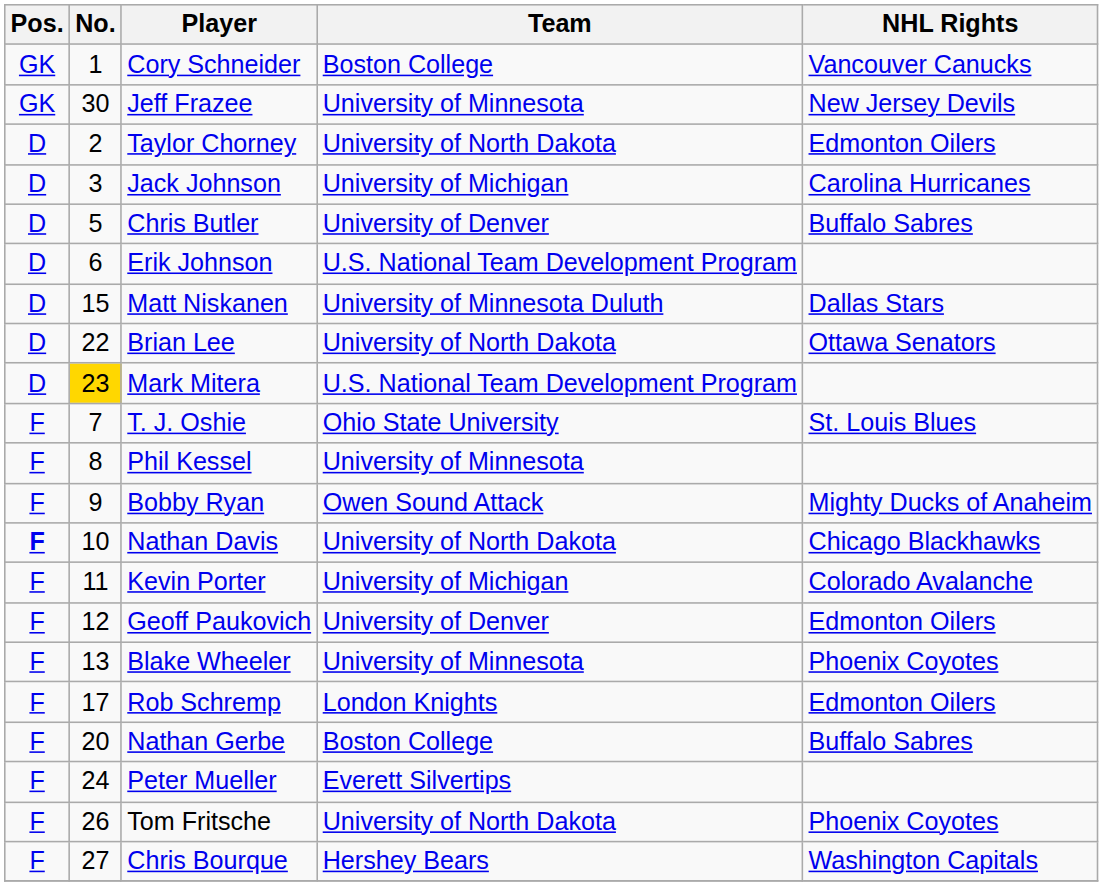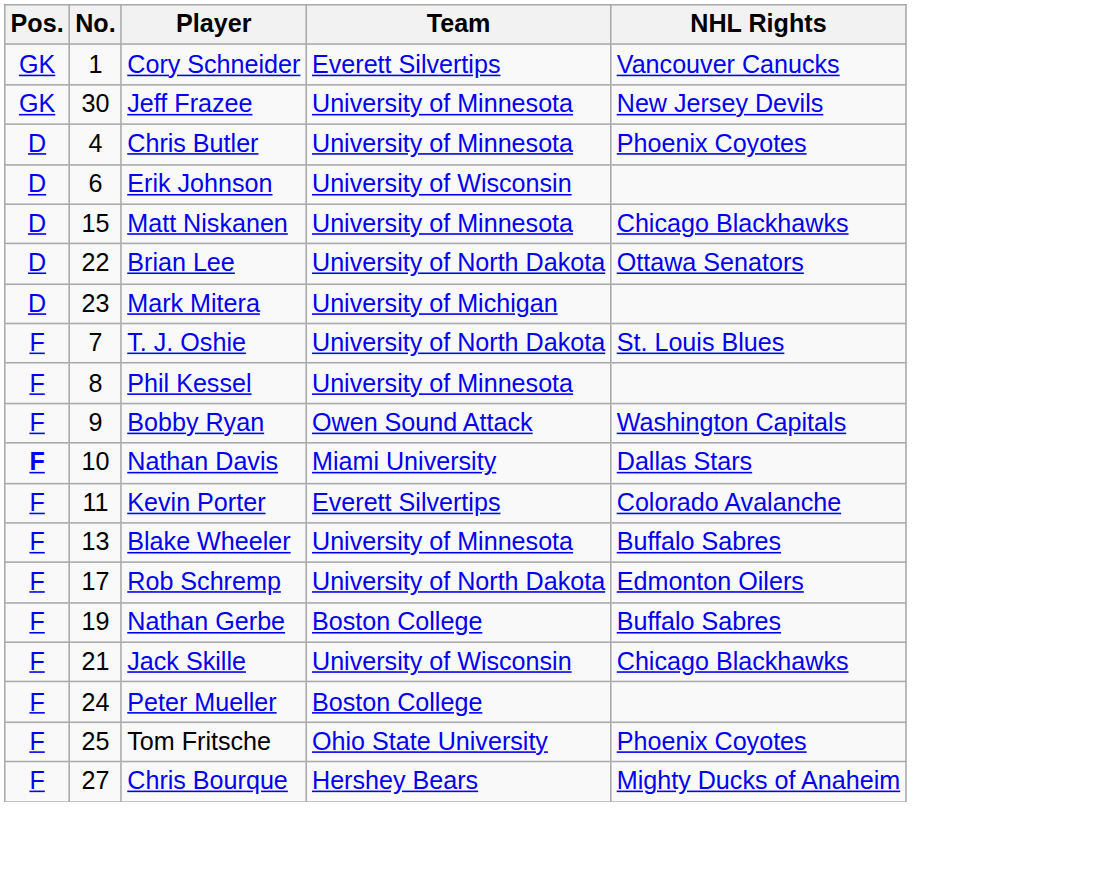(408, 64) Boston College -> (406, 64) Everett Silvertips
- row: (212, 143)
- row: (204, 183)
(95, 223) 5 -> (95, 143) 4
(436, 223) University of Denver -> (443, 143) University of Minnesota
(891, 223) Buffalo Sabres -> (712, 143) Phoenix Coyotes
(560, 263) U.S. National Team Development Program -> (442, 183) University of Wisconsin
(493, 303) University of Minnesota Duluth -> (443, 223) University of Minnesota
(876, 303) Dallas Stars -> (733, 223) Chicago Blackhawks
(95, 382) gold background -> (95, 303) no background
(560, 382) U.S. National Team Development Program -> (435, 303) University of Michigan
(441, 422) Ohio State University -> (459, 343) University of North Dakota
(950, 502) Mighty Ducks of Anaheim -> (731, 422) Washington Capitals
(469, 542) University of North Dakota -> (404, 462) Miami University
(924, 542) Chicago Blackhawks -> (684, 462) Dallas Stars
(446, 582) University of Michigan -> (406, 502) Everett Silvertips
- row: (219, 622)
(903, 661) Phoenix Coyotes -> (699, 542) Buffalo Sabres
(410, 701) London Knights -> (459, 582) University of North Dakota
(95, 741) 20 -> (95, 622) 19
+ row: (187, 661)
(417, 781) Everett Silvertips -> (397, 701) Boston College
(95, 821) 26 -> (95, 741) 25
(469, 821) University of North Dakota -> (430, 741) Ohio State University
(923, 861) Washington Capitals -> (758, 781) Mighty Ducks of Anaheim
